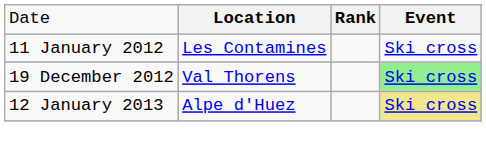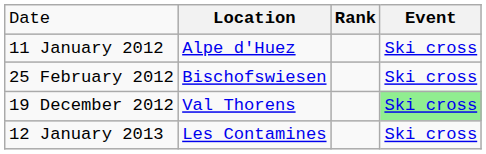(254, 48) Les Contamines -> (239, 48) Alpe d'Huez
+ row: (91, 77)
(239, 106) Alpe d'Huez -> (254, 134) Les Contamines
(431, 106) khaki background -> (431, 134) no background
